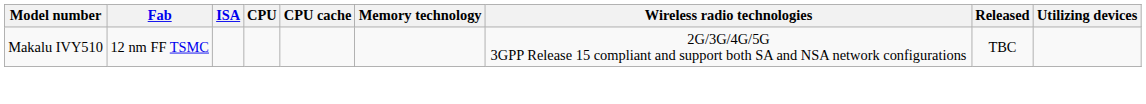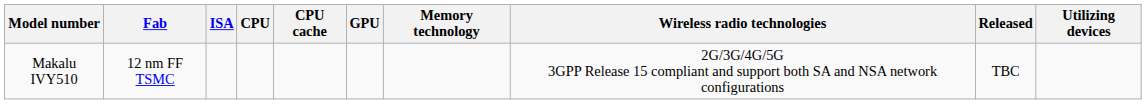+ column: (365, 24)
